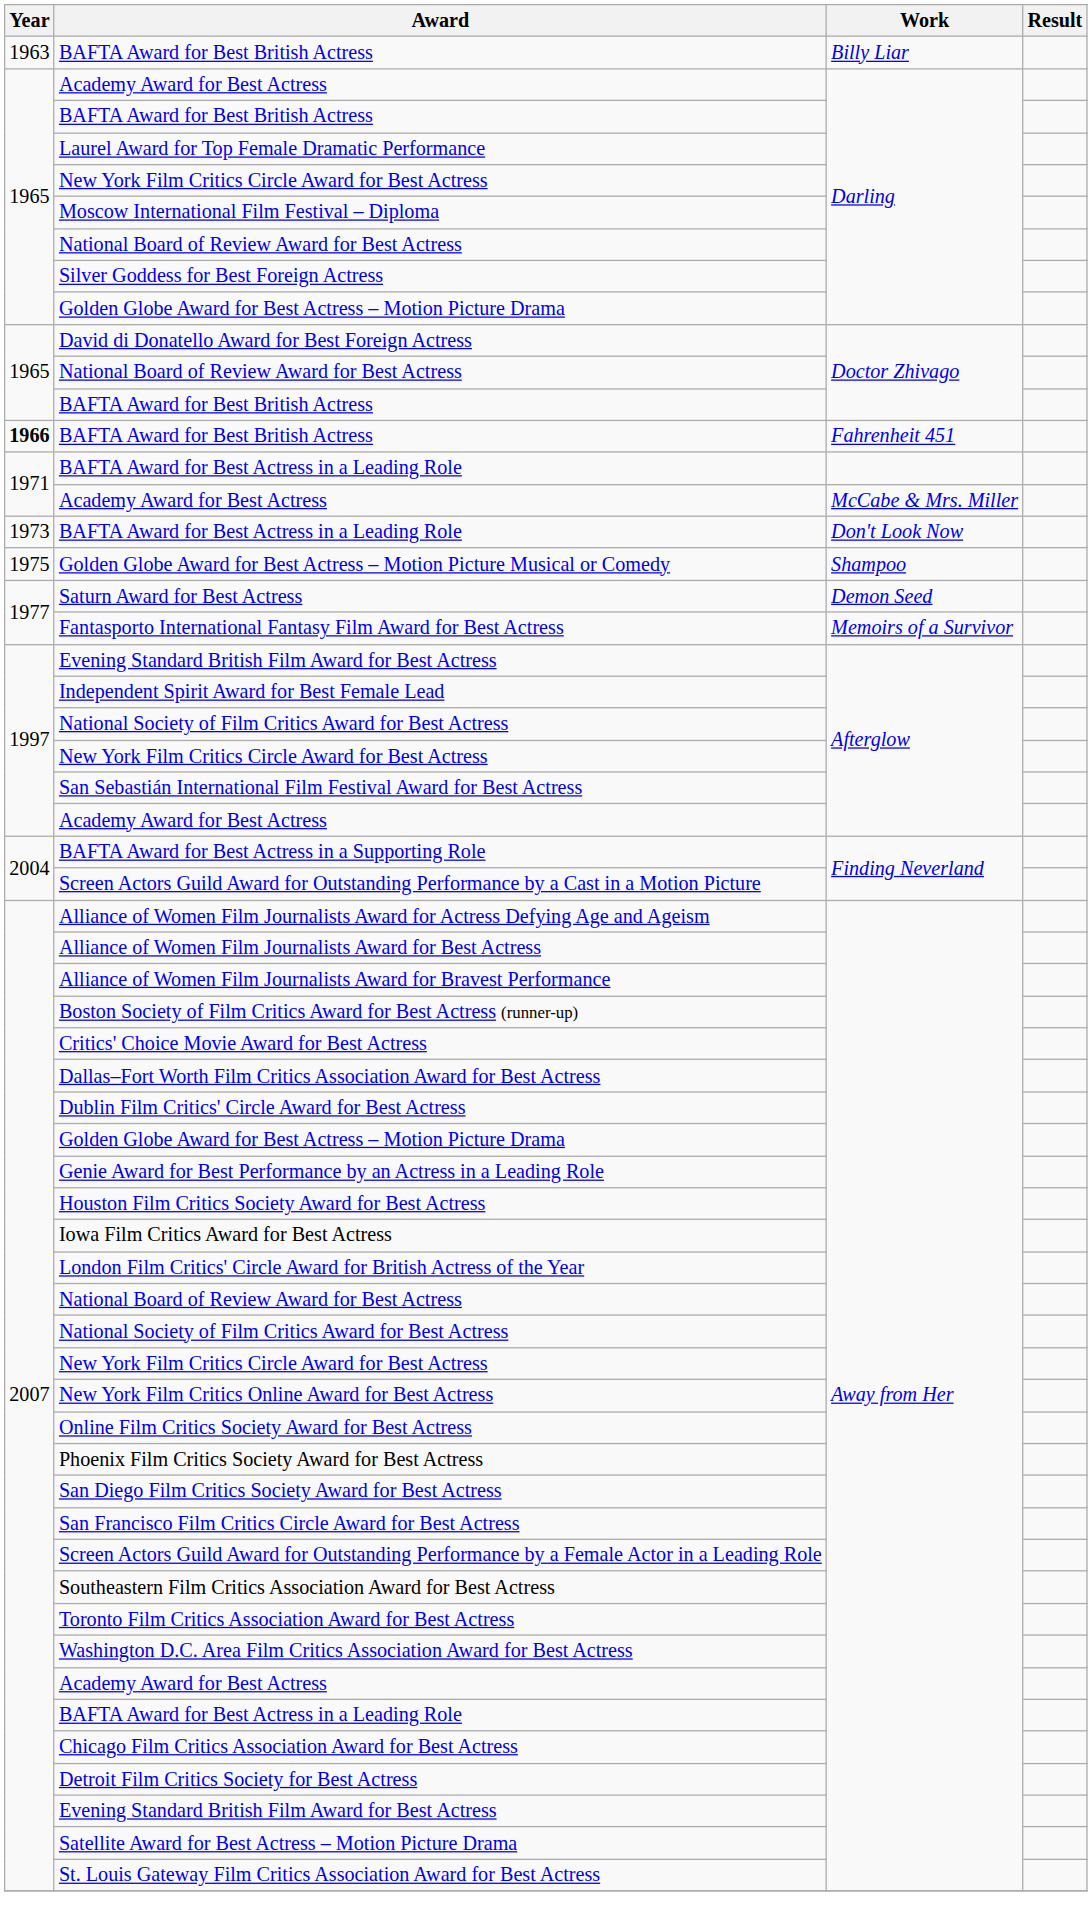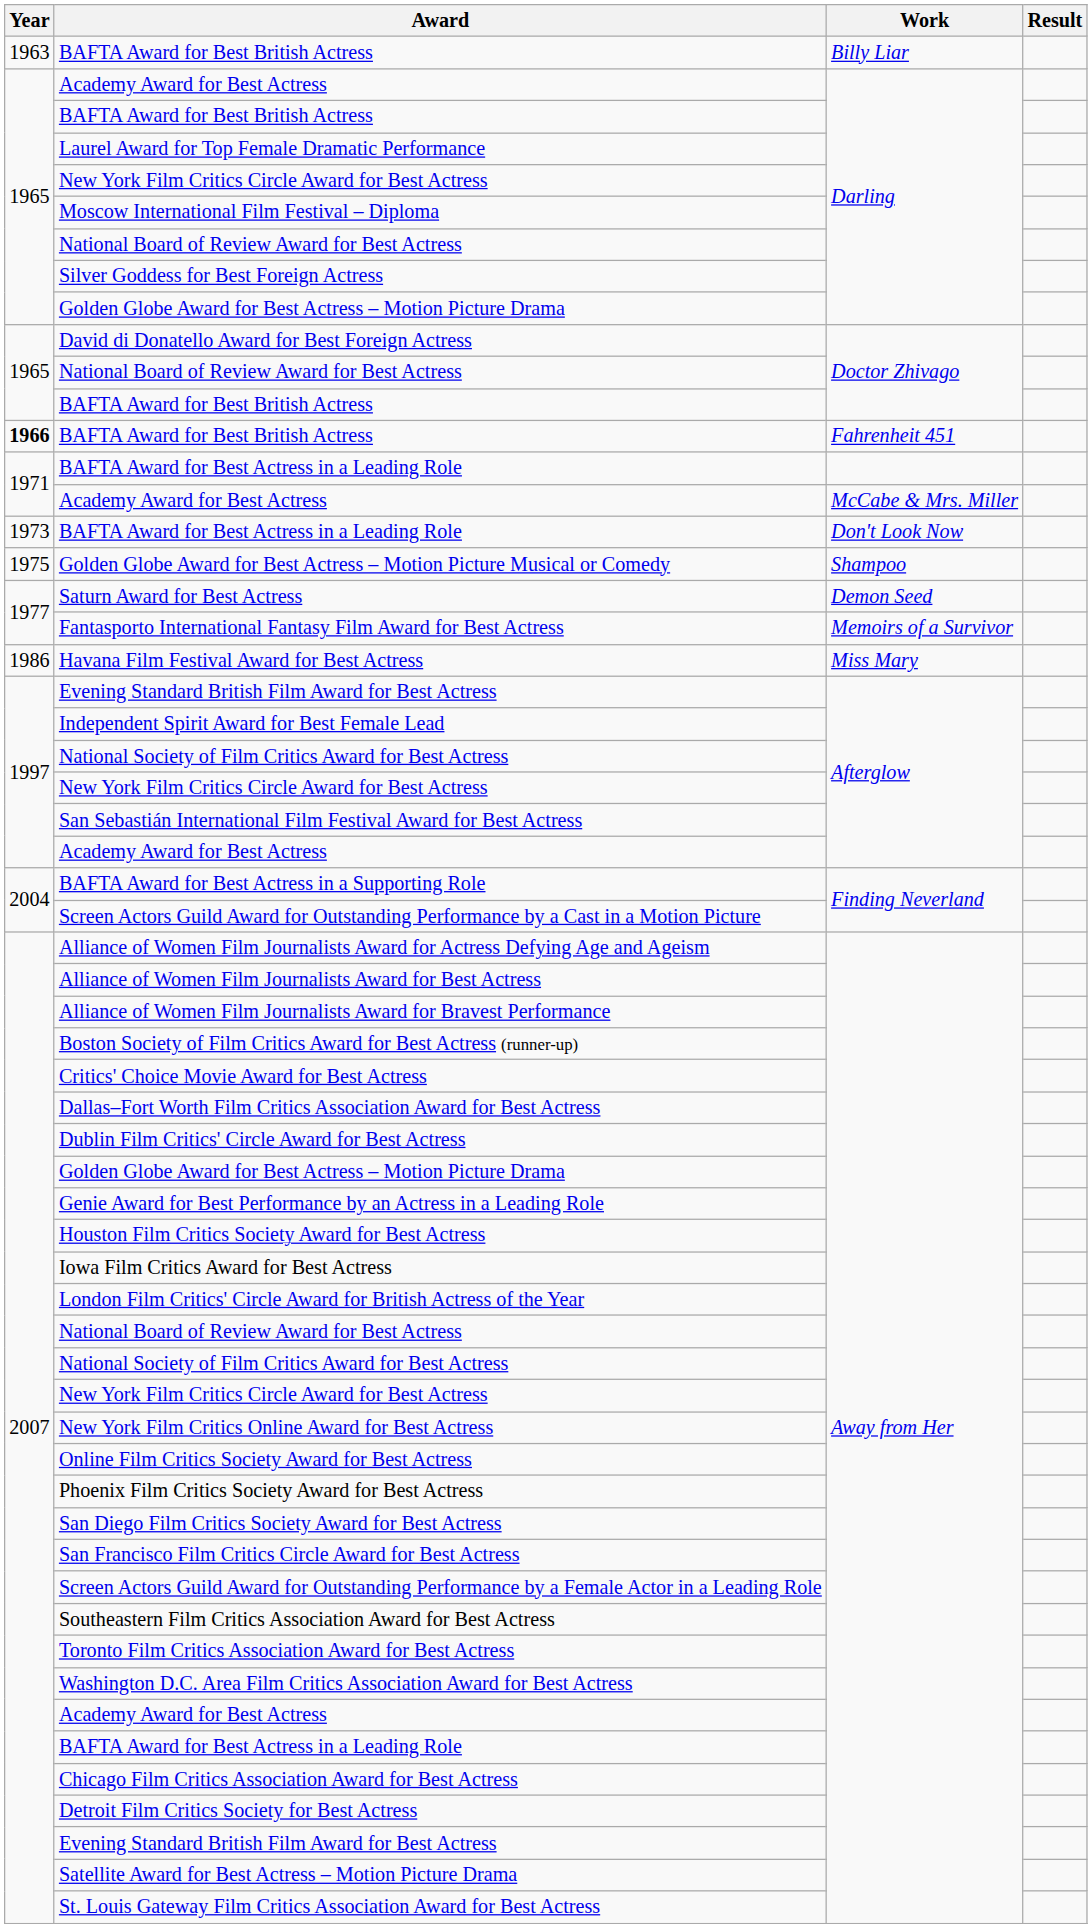+ row: (241, 659)
